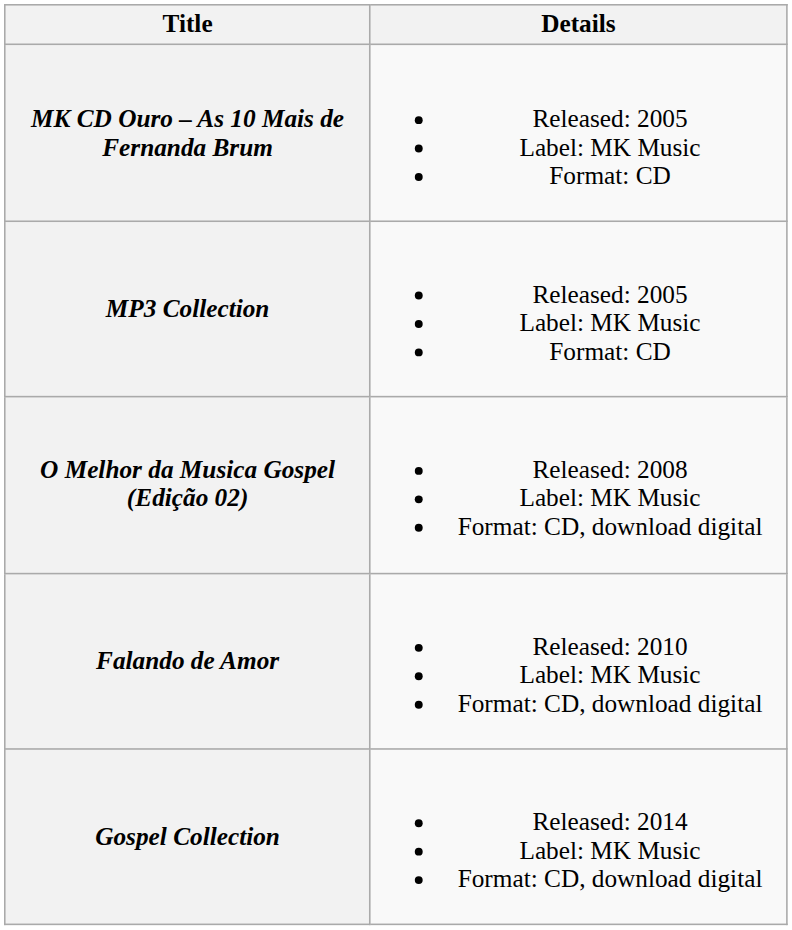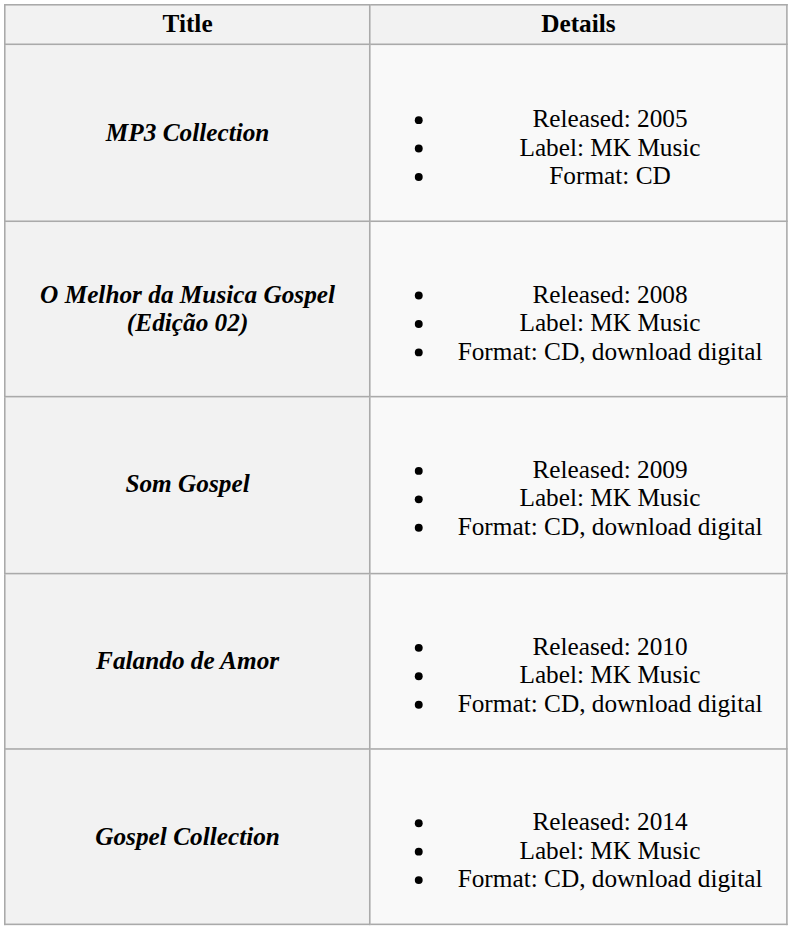- row: (188, 132)
+ row: (188, 484)
